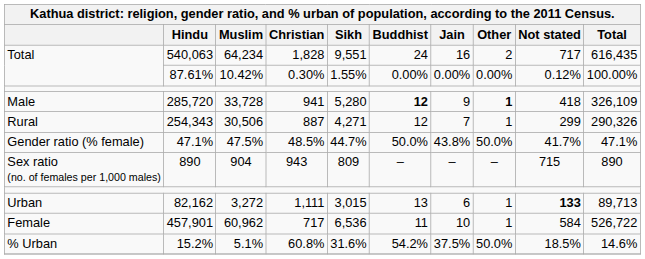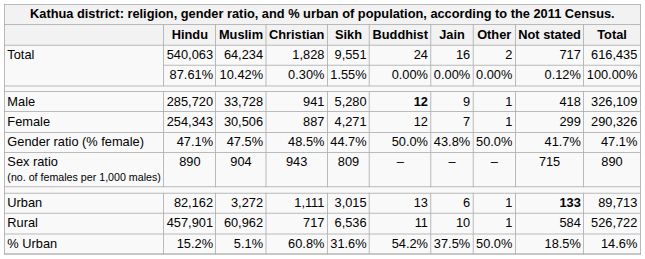(509, 101) bold -> (509, 101) normal
(23, 122) Rural -> (29, 122) Female
(29, 223) Female -> (23, 223) Rural
